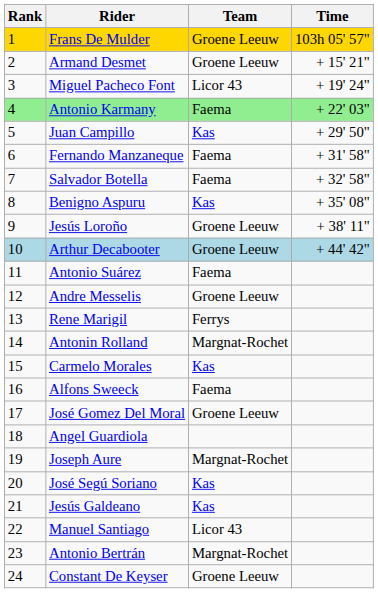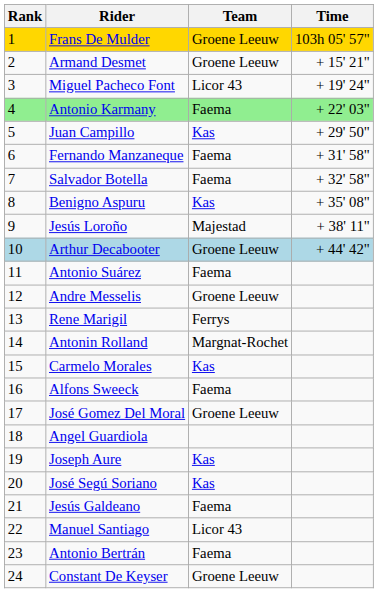(235, 226) Groene Leeuw -> (219, 226) Majestad
(240, 459) Margnat-Rochet -> (203, 459) Kas
(203, 506) Kas -> (212, 506) Faema
(240, 553) Margnat-Rochet -> (212, 553) Faema
